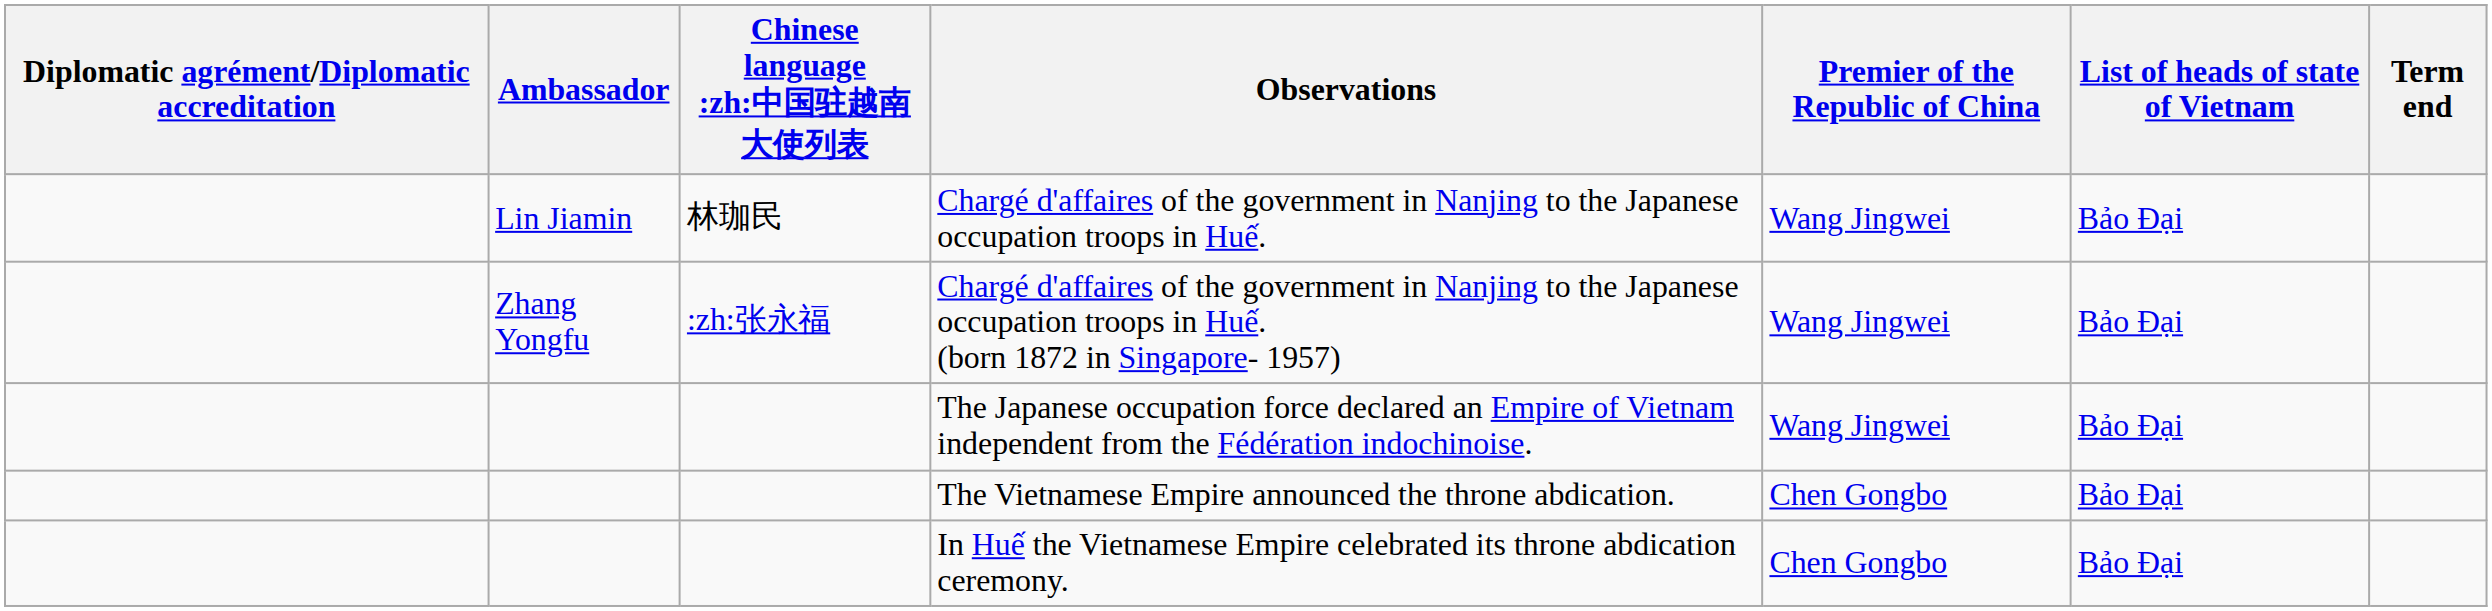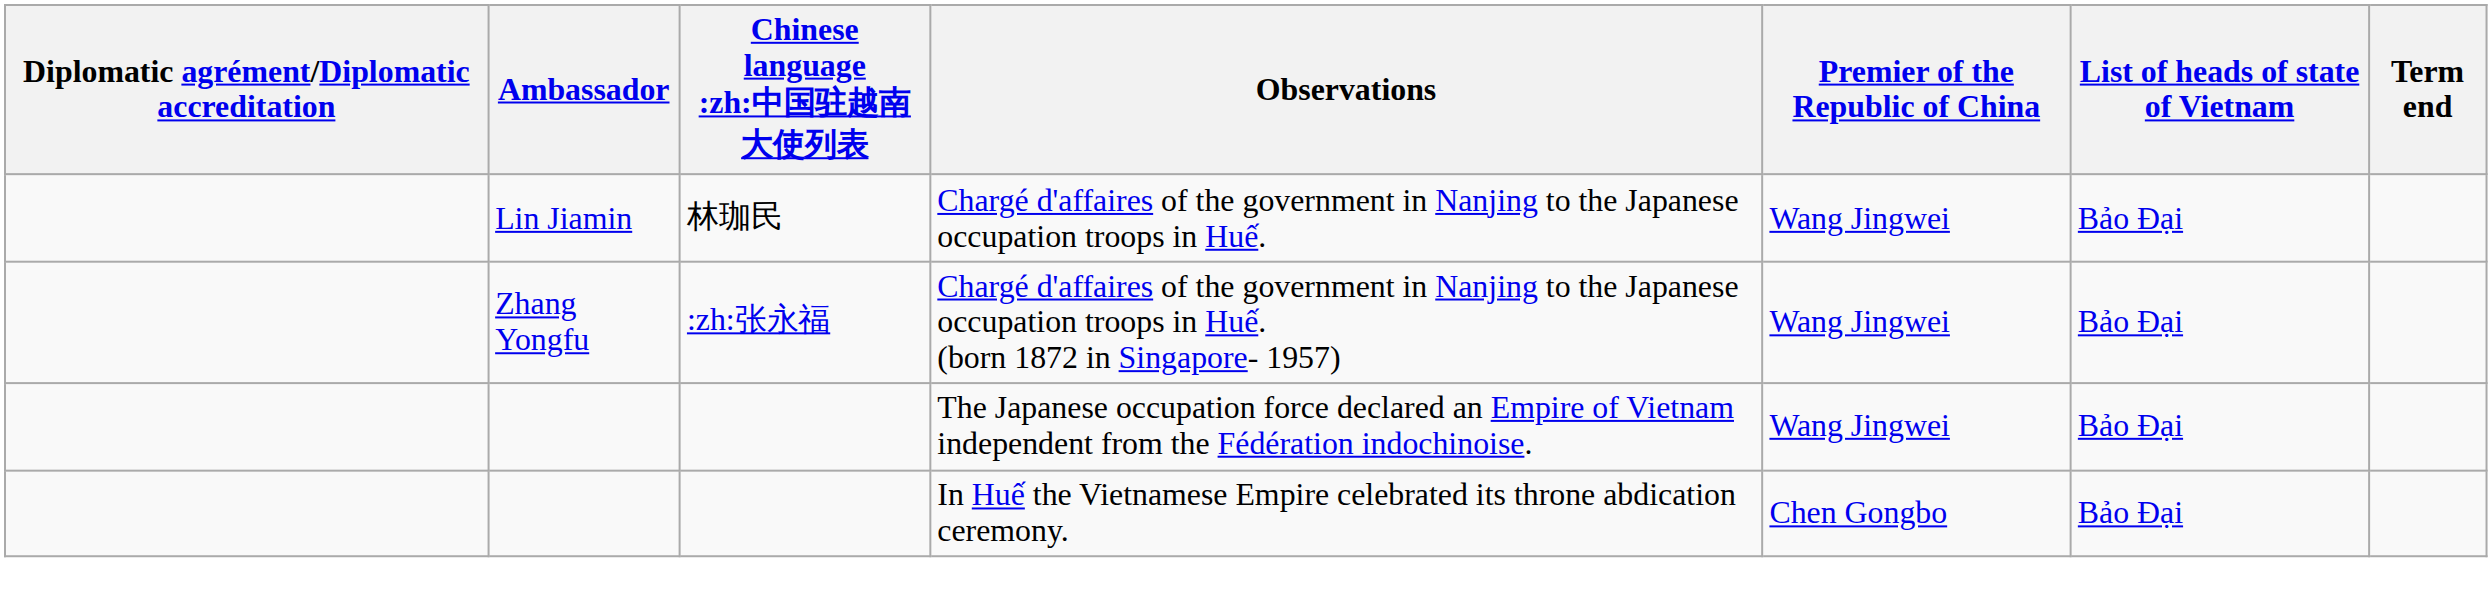- row: (1306, 494)
